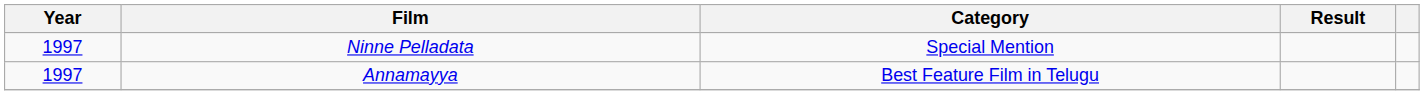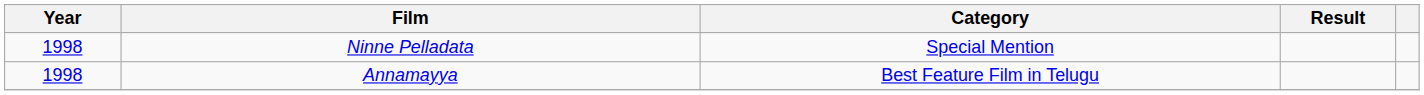(63, 47) 1997 -> (63, 47) 1998
(63, 75) 1997 -> (63, 75) 1998
